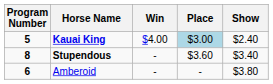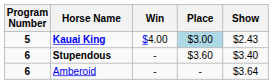(246, 40) $2.40 -> (246, 40) $2.43
(27, 56) 8 -> (27, 56) 6
(246, 72) $3.80 -> (246, 72) $3.64
